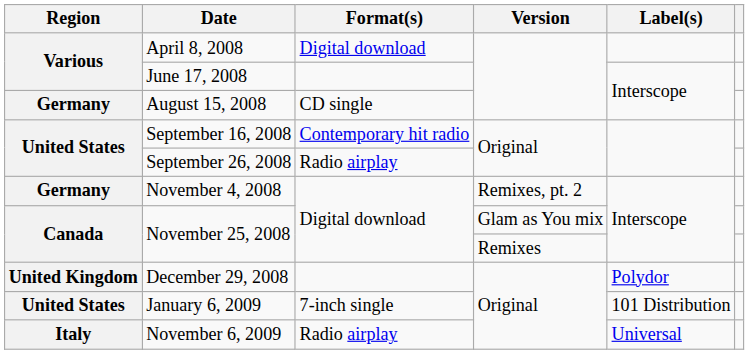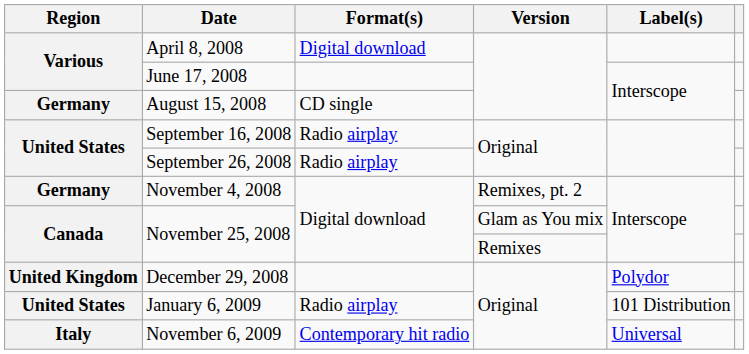(384, 133) Contemporary hit radio -> (349, 133) Radio airplay
(347, 305) 7-inch single -> (349, 305) Radio airplay
(349, 334) Radio airplay -> (384, 334) Contemporary hit radio
